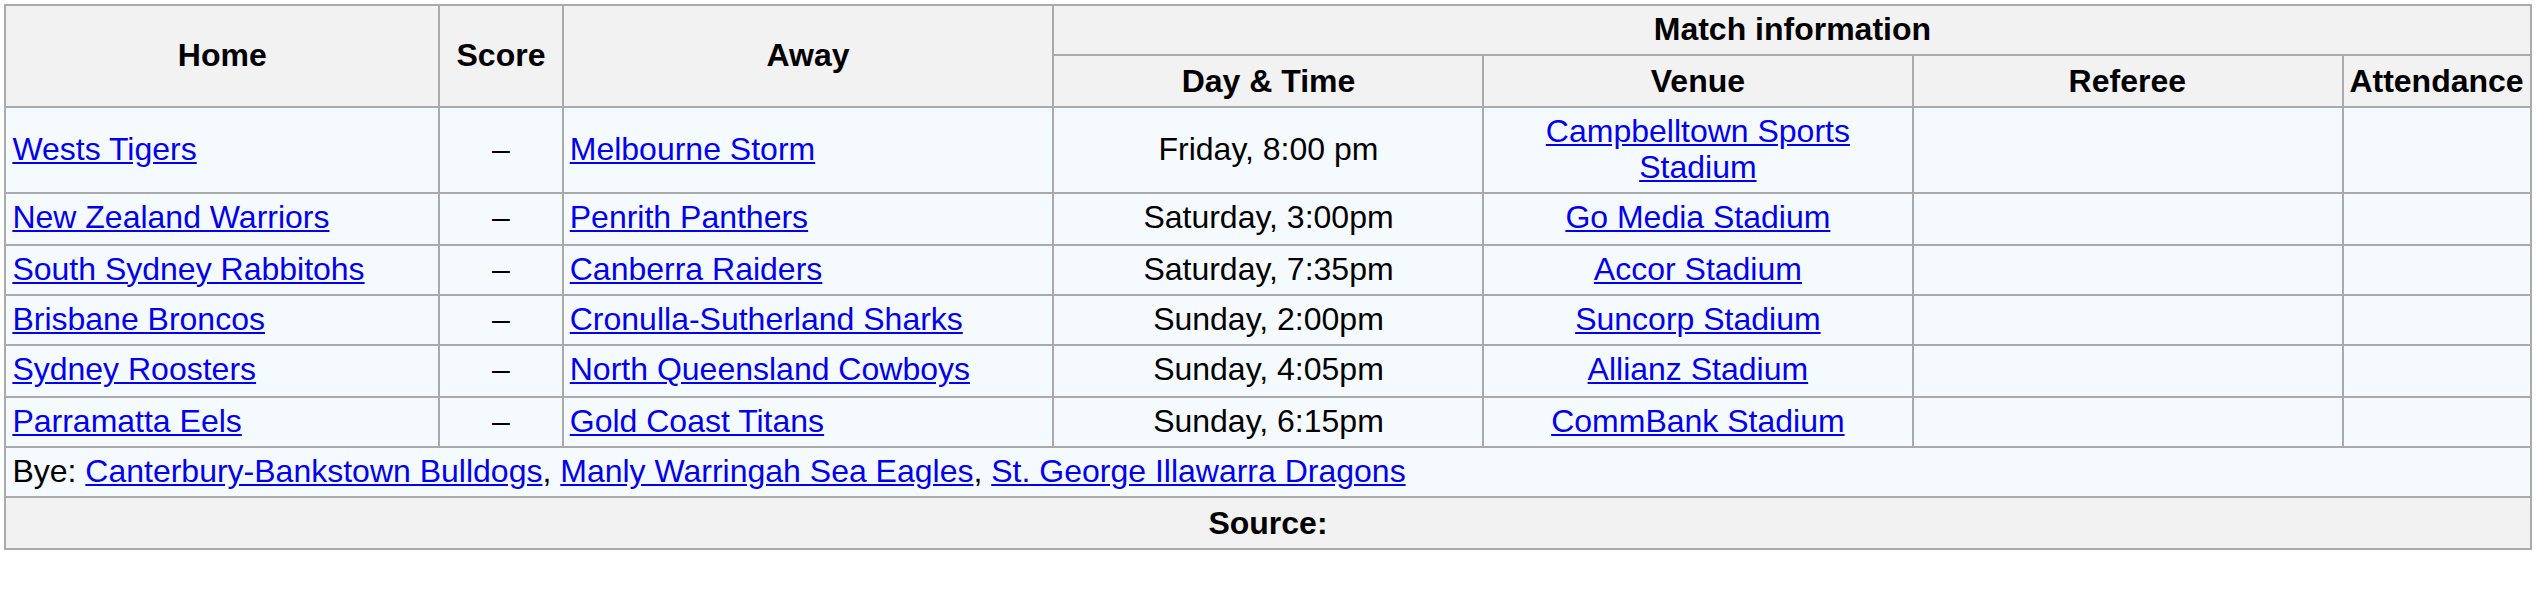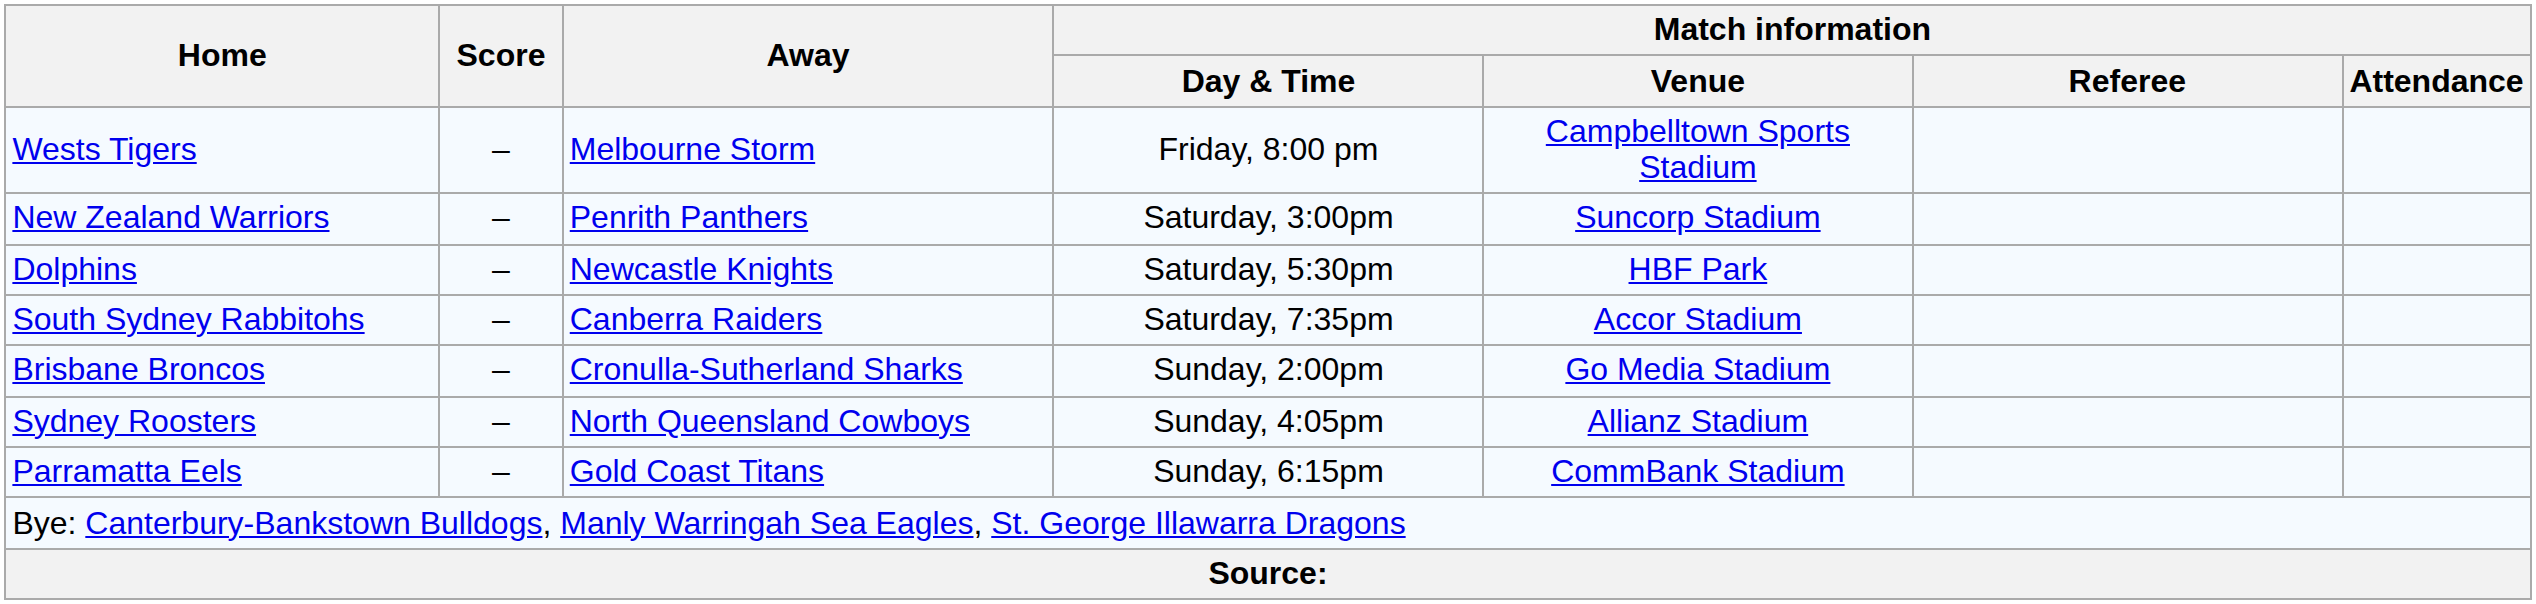(1698, 218) Go Media Stadium -> (1698, 218) Suncorp Stadium
+ row: (75, 268)
(1698, 319) Suncorp Stadium -> (1698, 370) Go Media Stadium
